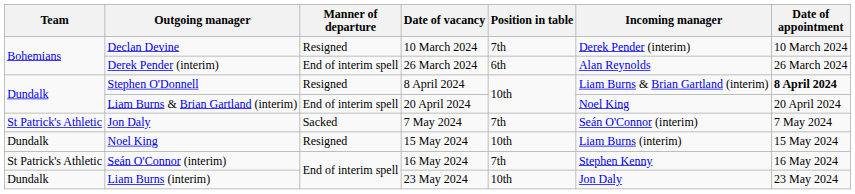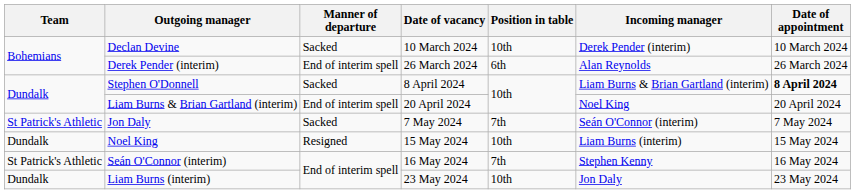(325, 46) Resigned -> (320, 46) Sacked
(498, 46) 7th -> (501, 46) 10th
(325, 84) Resigned -> (320, 84) Sacked
